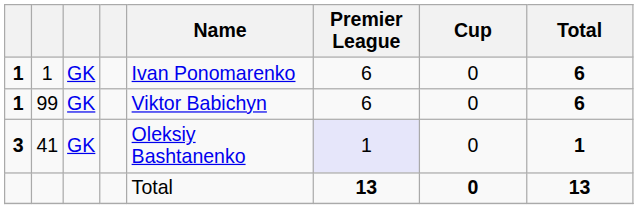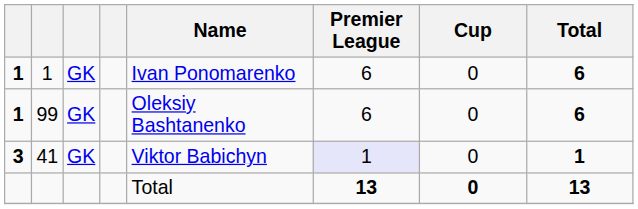(199, 103) Viktor Babichyn -> (189, 114) Oleksiy Bashtanenko
(189, 145) Oleksiy Bashtanenko -> (199, 156) Viktor Babichyn
